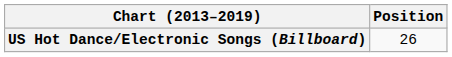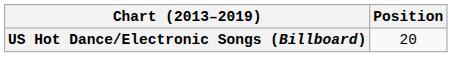(408, 40) 26 -> (408, 40) 20
